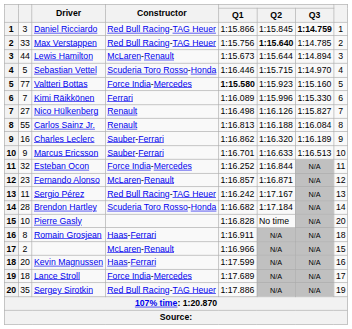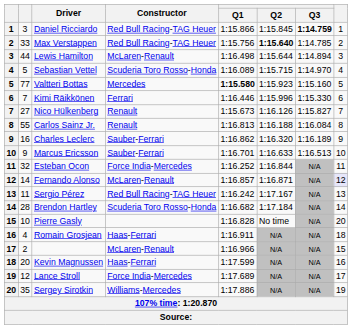(237, 56) 1:15.673 -> (237, 56) 1:16.498
(237, 70) 1:16.446 -> (237, 70) 1:16.089
(150, 83) Force India-Mercedes -> (126, 83) Mercedes
(237, 97) 1:16.089 -> (237, 97) 1:16.446
(237, 111) 1:16.498 -> (237, 111) 1:15.673
(25, 180) 23 -> (25, 180) 14
(341, 180) no background -> (341, 180) lavender background
(25, 234) 8 -> (25, 234) 4
(25, 276) 18 -> (25, 276) 12
(162, 289) Red Bull Racing-TAG Heuer -> (144, 289) Williams-Mercedes
